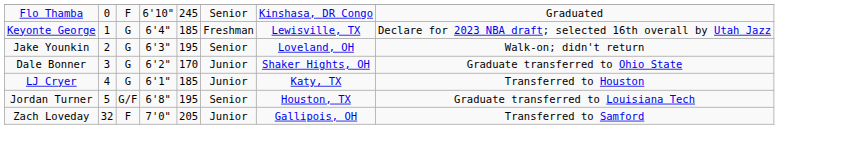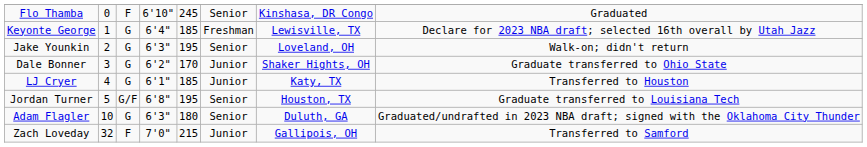+ row: (51, 116)
(189, 116) 205 -> (189, 133) 215
